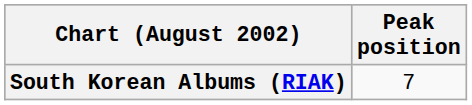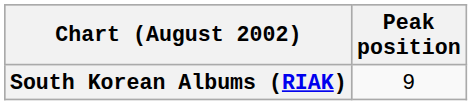(409, 82) 7 -> (409, 82) 9
